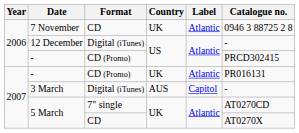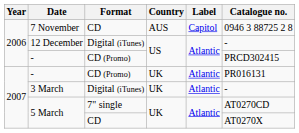(156, 27) UK -> (158, 27) AUS
(204, 27) Atlantic -> (203, 27) Capitol
(158, 89) AUS -> (156, 89) UK
(203, 89) Capitol -> (204, 89) Atlantic
